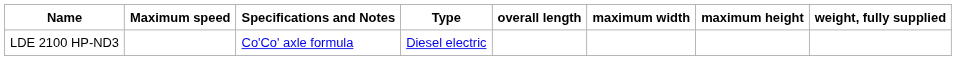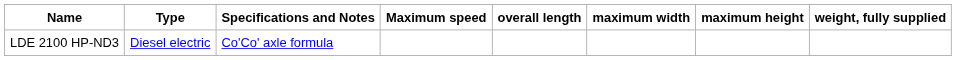columns swapped: (446, 17) <-> (180, 17)
